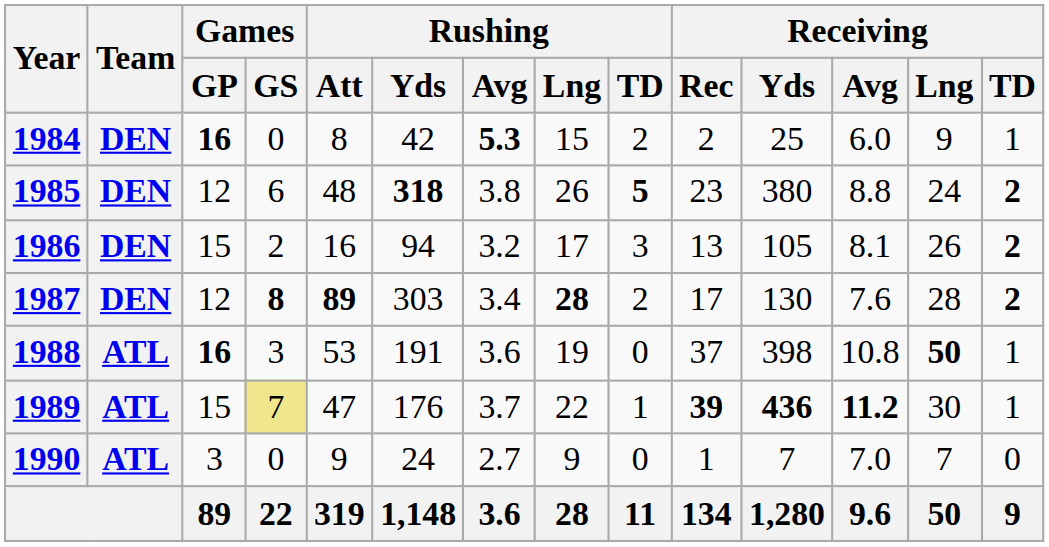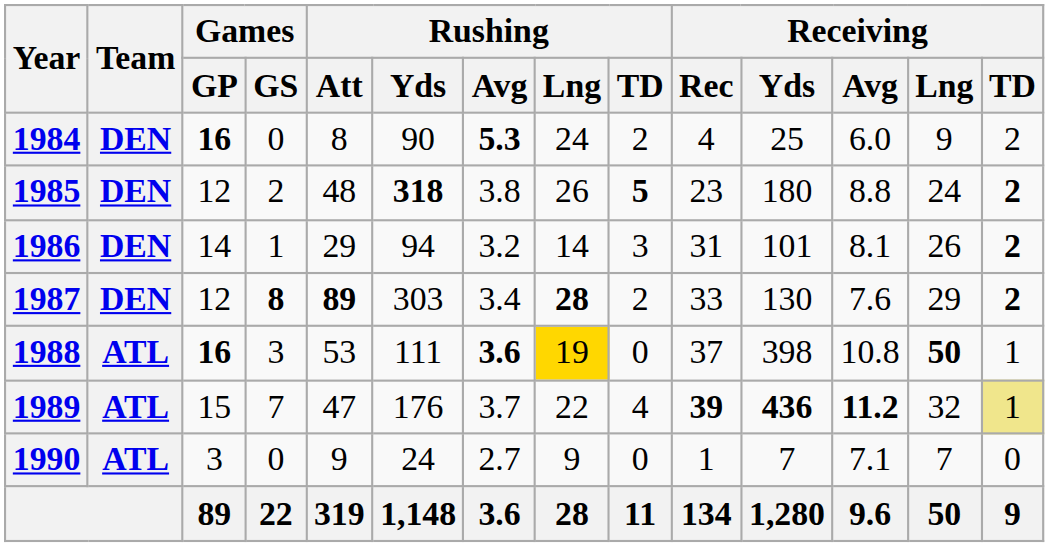(418, 138) 42 -> (418, 138) 90
(572, 138) 15 -> (572, 138) 24
(706, 138) 2 -> (706, 138) 4
(1012, 138) 1 -> (1012, 138) 2
(276, 191) 6 -> (276, 191) 2
(787, 191) 380 -> (787, 191) 180
(214, 245) 15 -> (214, 245) 14
(276, 245) 2 -> (276, 245) 1
(339, 245) 16 -> (339, 245) 29
(572, 245) 17 -> (572, 245) 14
(706, 245) 13 -> (706, 245) 31
(787, 245) 105 -> (787, 245) 101
(706, 298) 17 -> (706, 298) 33
(944, 298) 28 -> (944, 298) 29
(418, 352) 191 -> (418, 352) 111
(499, 352) normal -> (499, 352) bold
(572, 352) no background -> (572, 352) gold background
(276, 406) khaki background -> (276, 406) no background
(640, 406) 1 -> (640, 406) 4
(944, 406) 30 -> (944, 406) 32
(1012, 406) no background -> (1012, 406) khaki background
(870, 459) 7.0 -> (870, 459) 7.1
